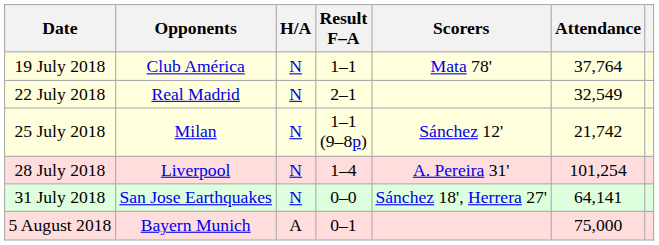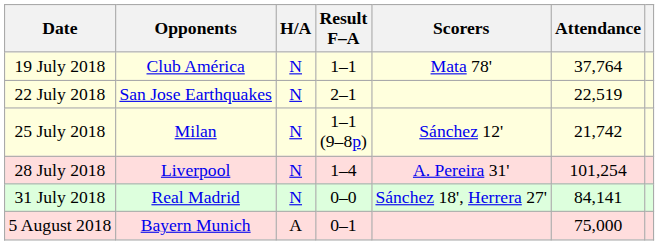(196, 94) Real Madrid -> (196, 94) San Jose Earthquakes
(598, 94) 32,549 -> (598, 94) 22,519
(196, 197) San Jose Earthquakes -> (196, 197) Real Madrid
(598, 197) 64,141 -> (598, 197) 84,141
